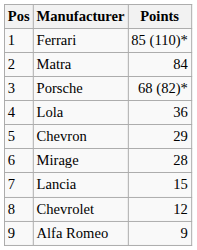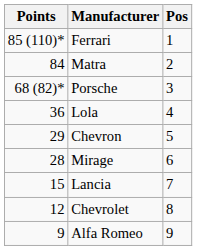columns swapped: (19, 16) <-> (160, 16)
